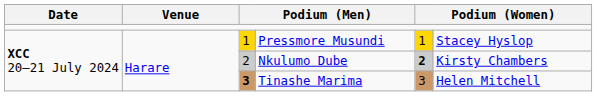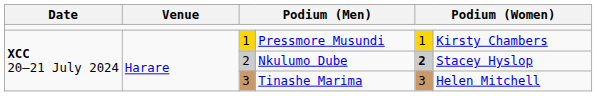(485, 41) Stacey Hyslop -> (492, 41) Kirsty Chambers
(492, 61) Kirsty Chambers -> (485, 61) Stacey Hyslop
(246, 81) bold -> (246, 81) normal
